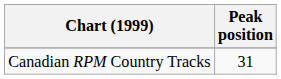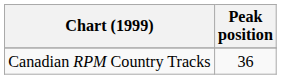(246, 61) 31 -> (246, 61) 36
